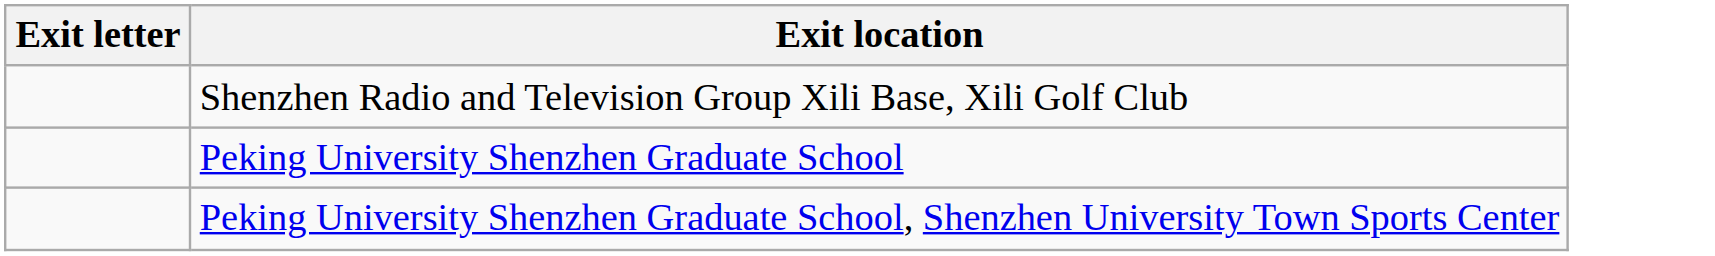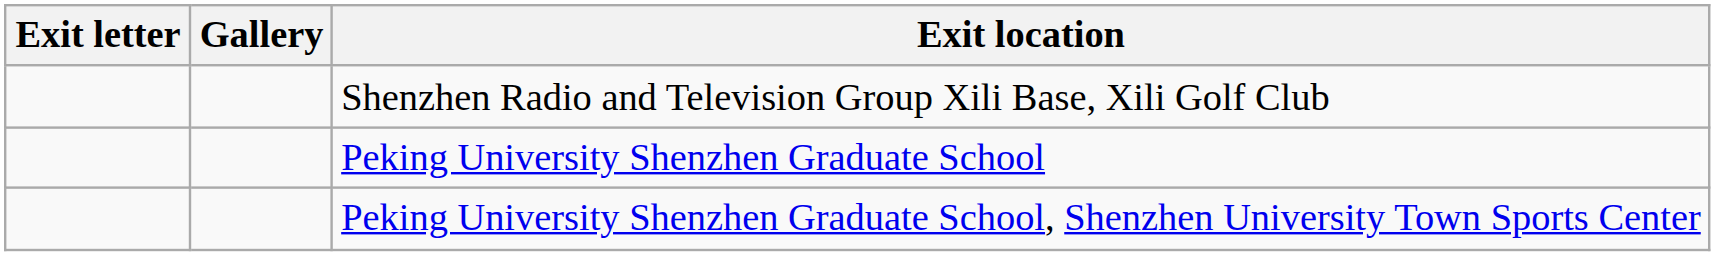+ column: (262, 34)
